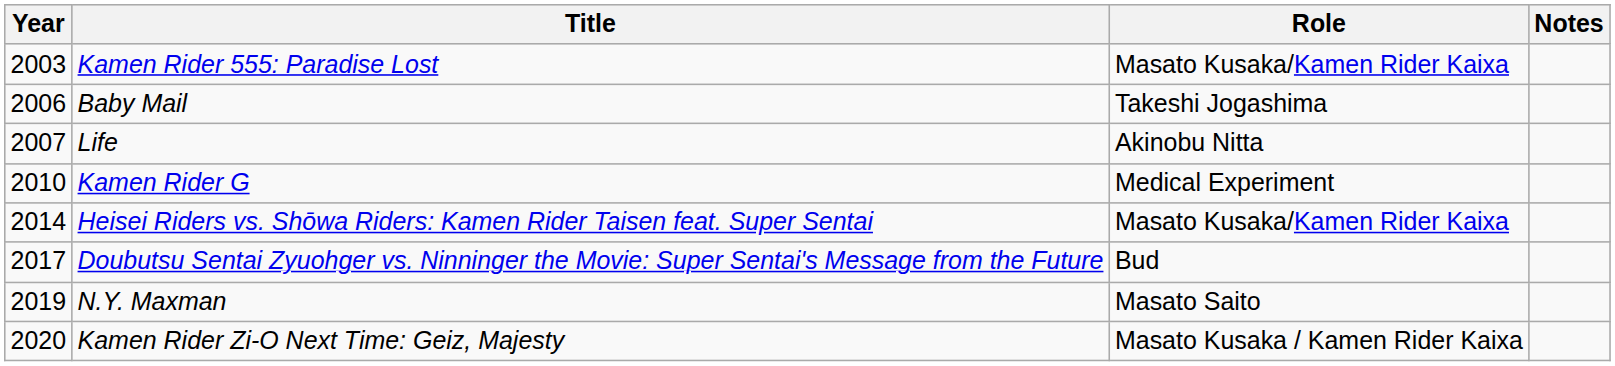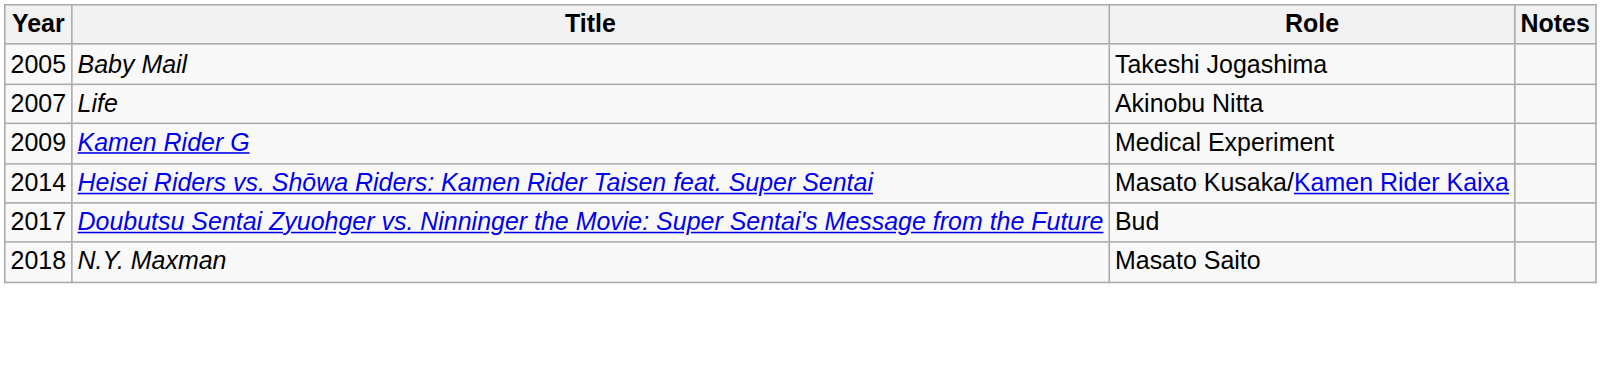- row: (258, 63)
(38, 103) 2006 -> (38, 63) 2005
(38, 182) 2010 -> (38, 143) 2009
(38, 301) 2019 -> (38, 261) 2018
- row: (321, 340)
